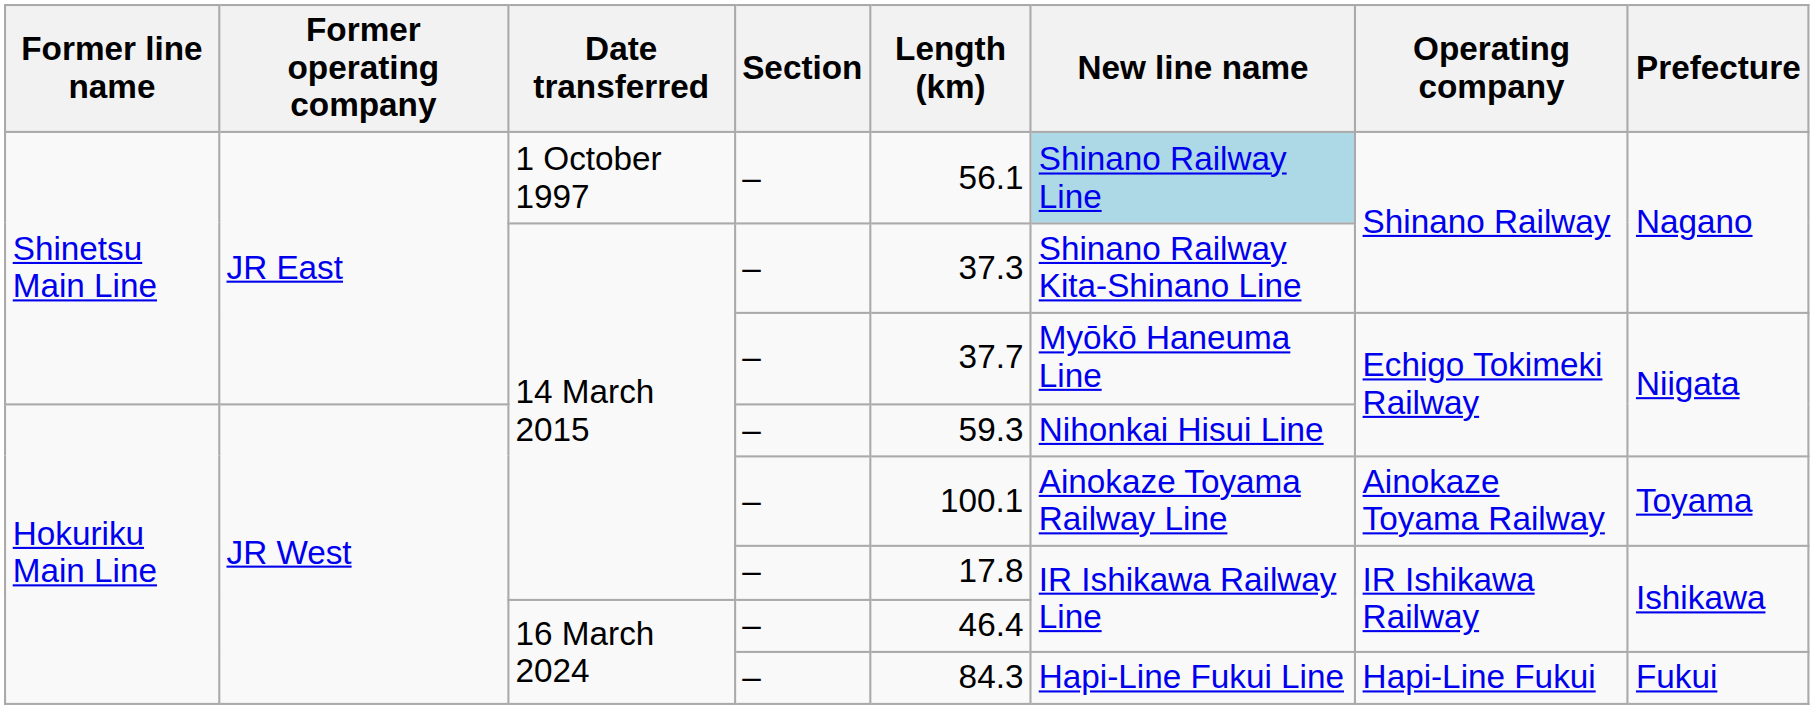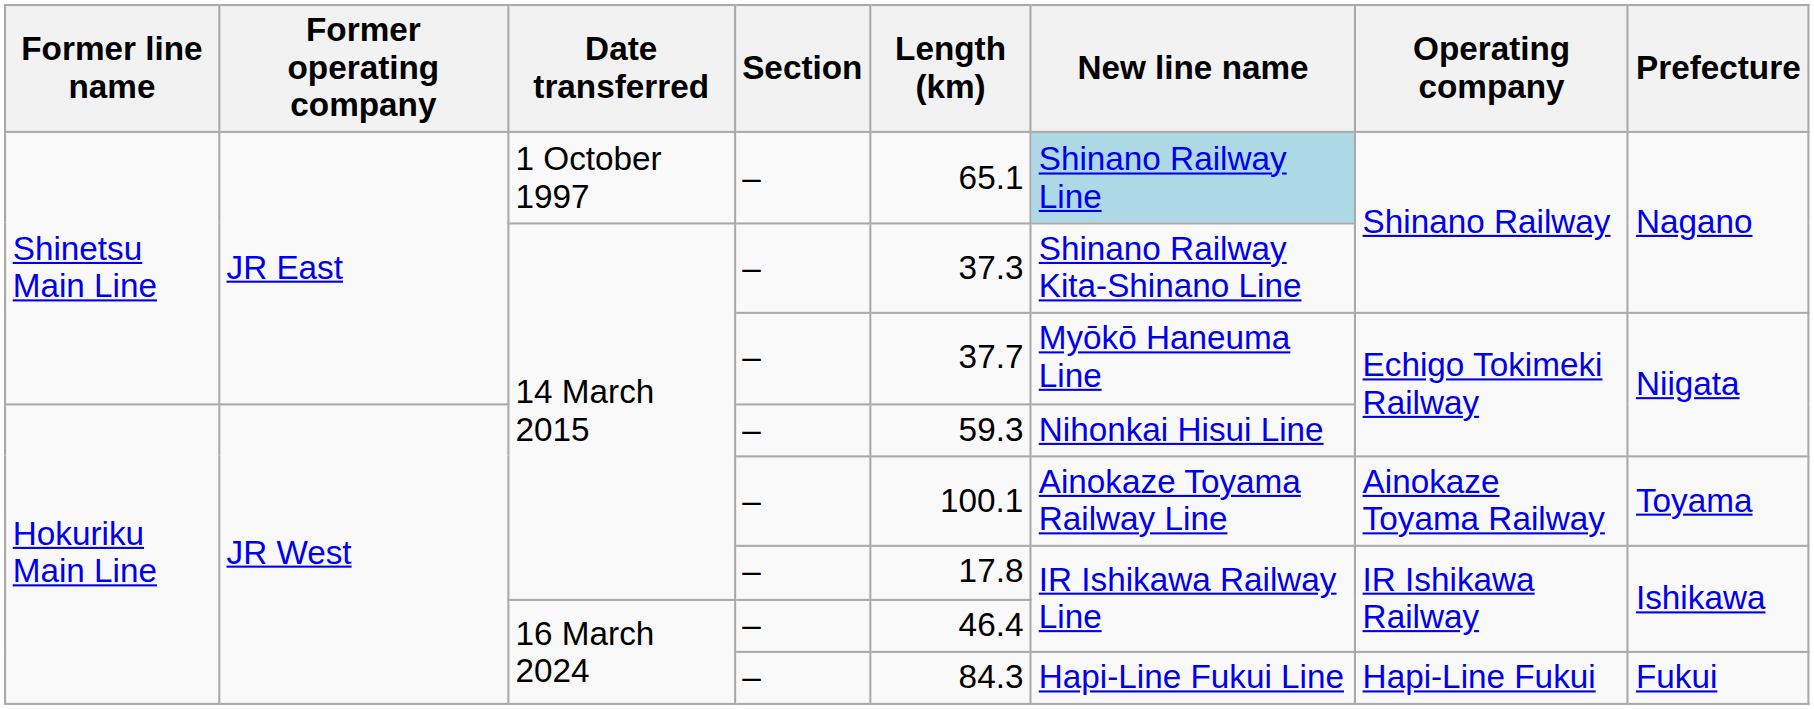(991, 177) 56.1 -> (991, 177) 65.1
